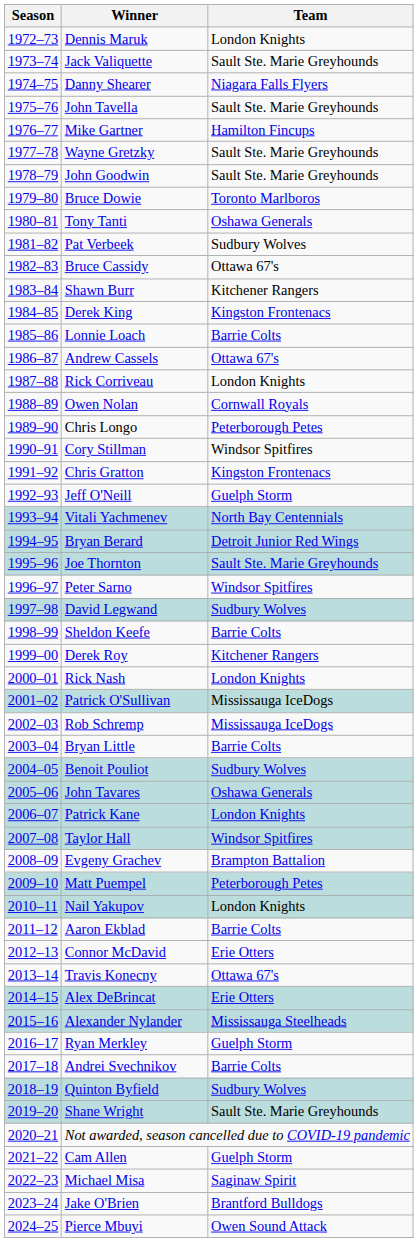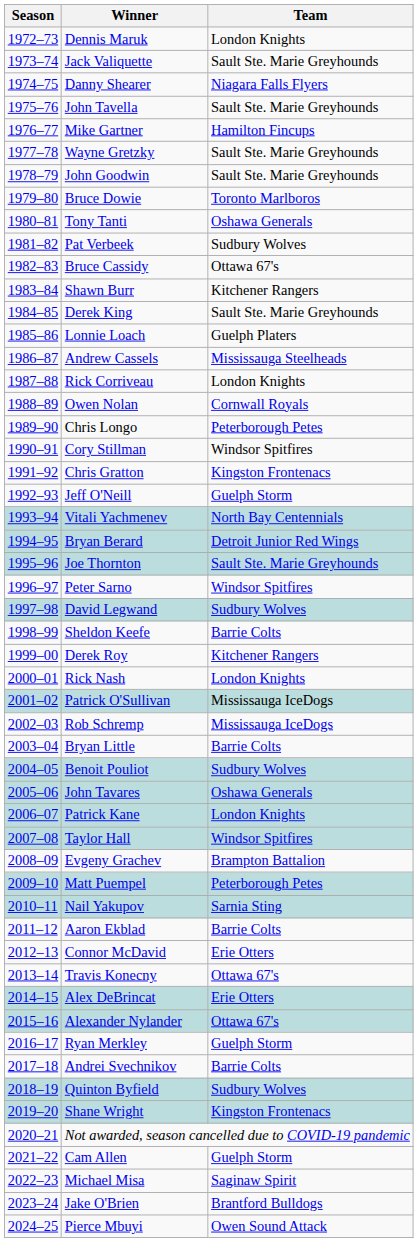(271, 312) Kingston Frontenacs -> (295, 312) Sault Ste. Marie Greyhounds
(246, 335) Barrie Colts -> (254, 335) Guelph Platers
(245, 358) Ottawa 67's -> (279, 358) Mississauga Steelheads
(258, 906) London Knights -> (246, 906) Sarnia Sting
(279, 1020) Mississauga Steelheads -> (245, 1020) Ottawa 67's
(295, 1112) Sault Ste. Marie Greyhounds -> (271, 1112) Kingston Frontenacs
